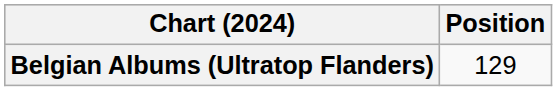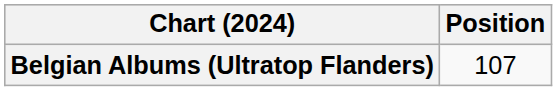(495, 64) 129 -> (495, 64) 107
